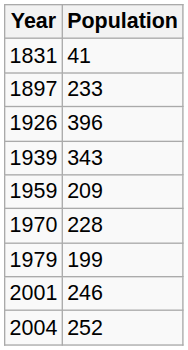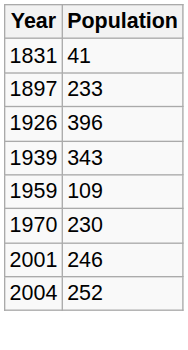(85, 191) 209 -> (85, 191) 109
(85, 225) 228 -> (85, 225) 230
- row: (33, 259)
